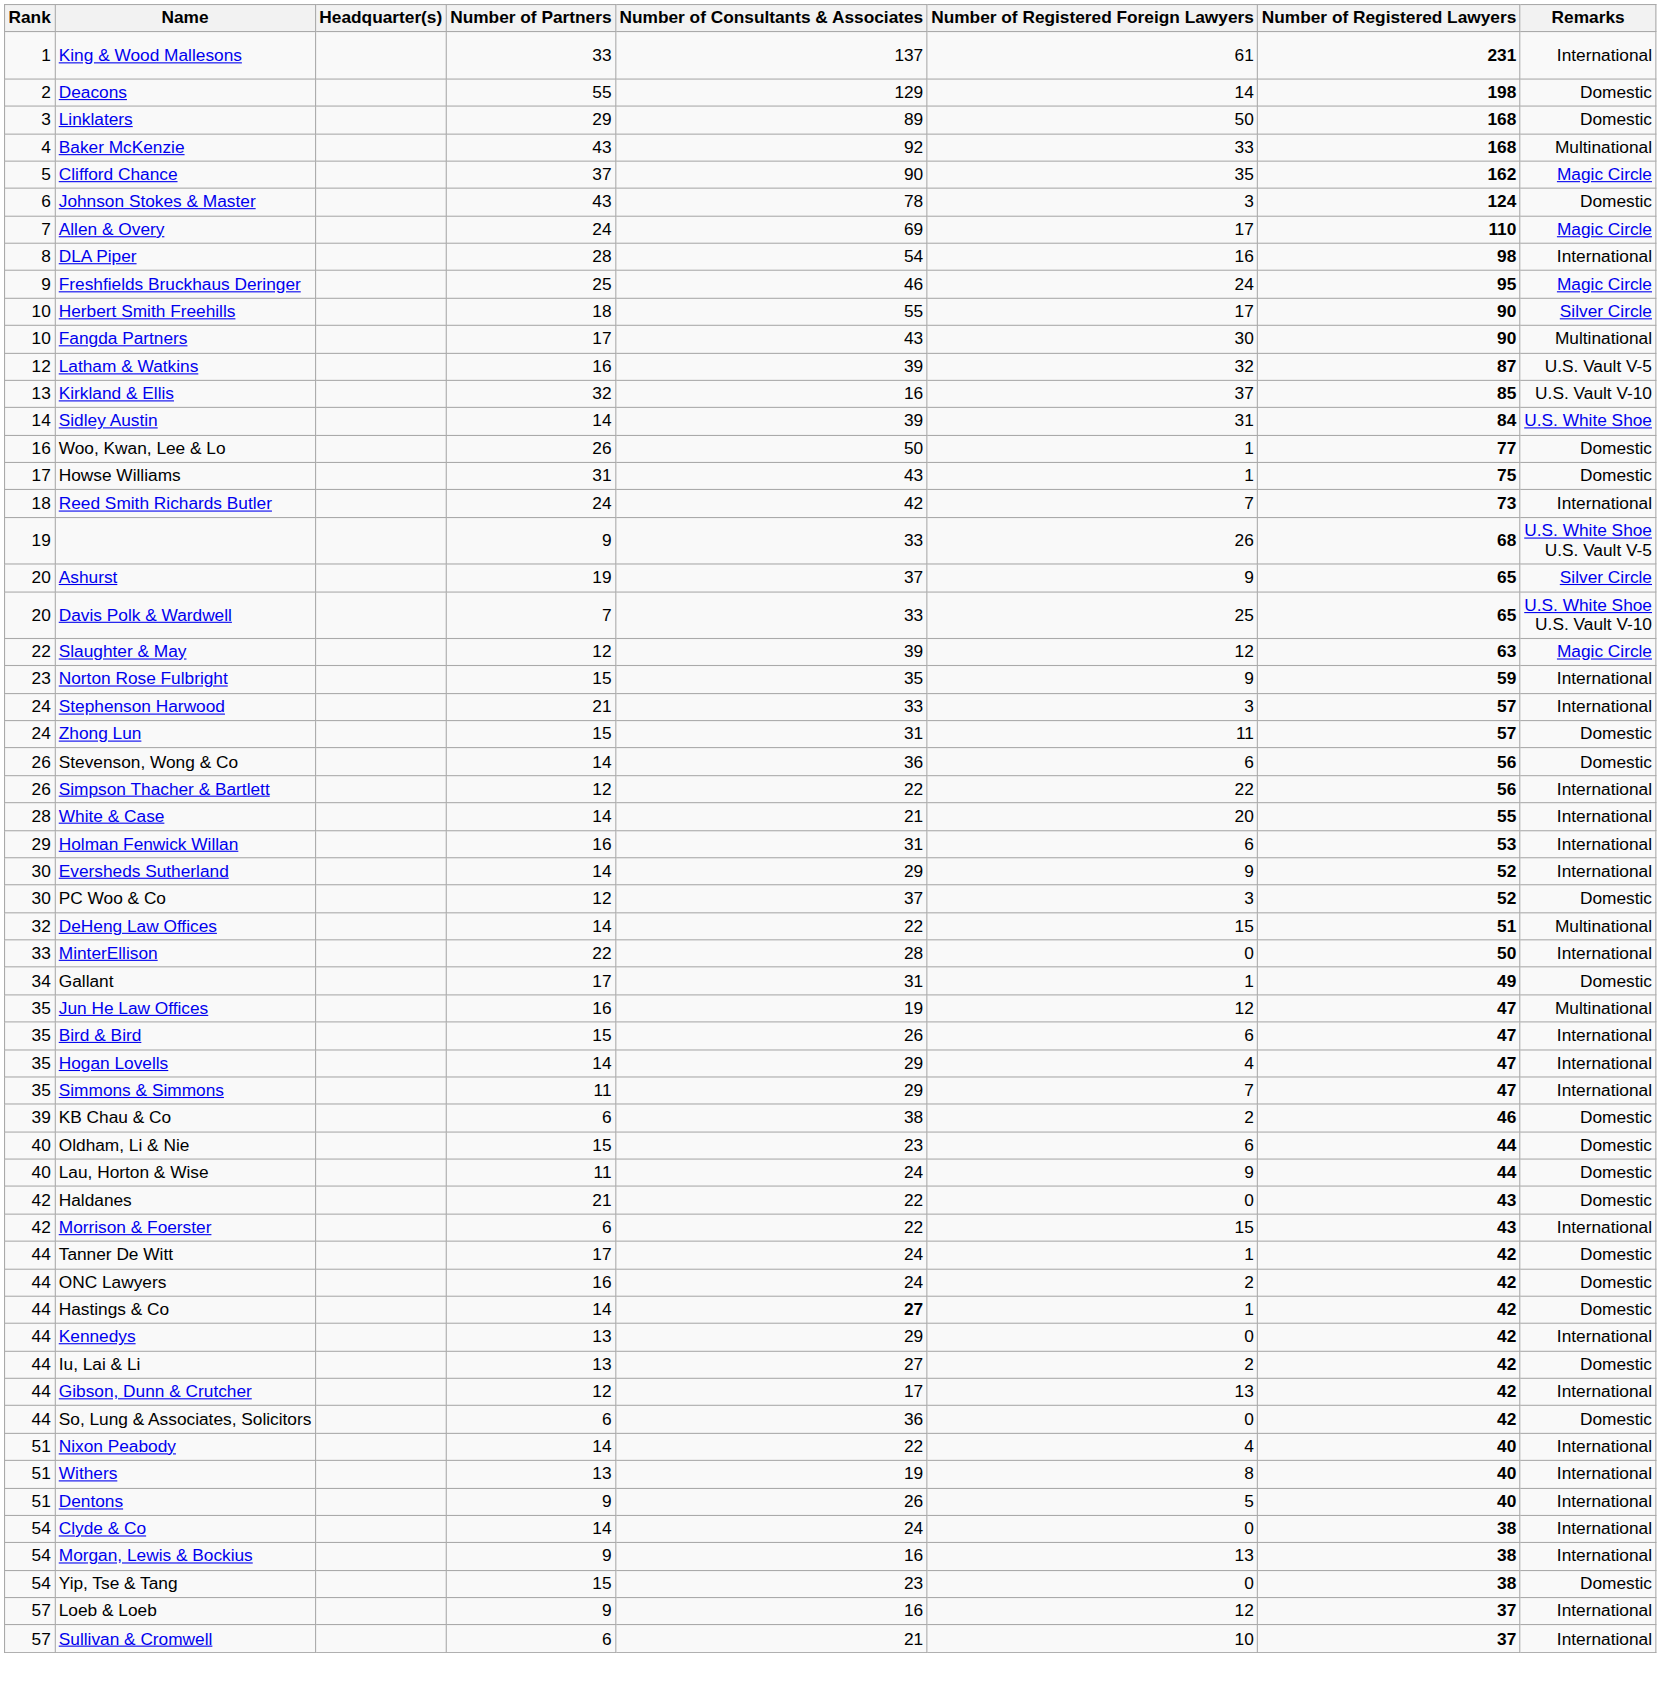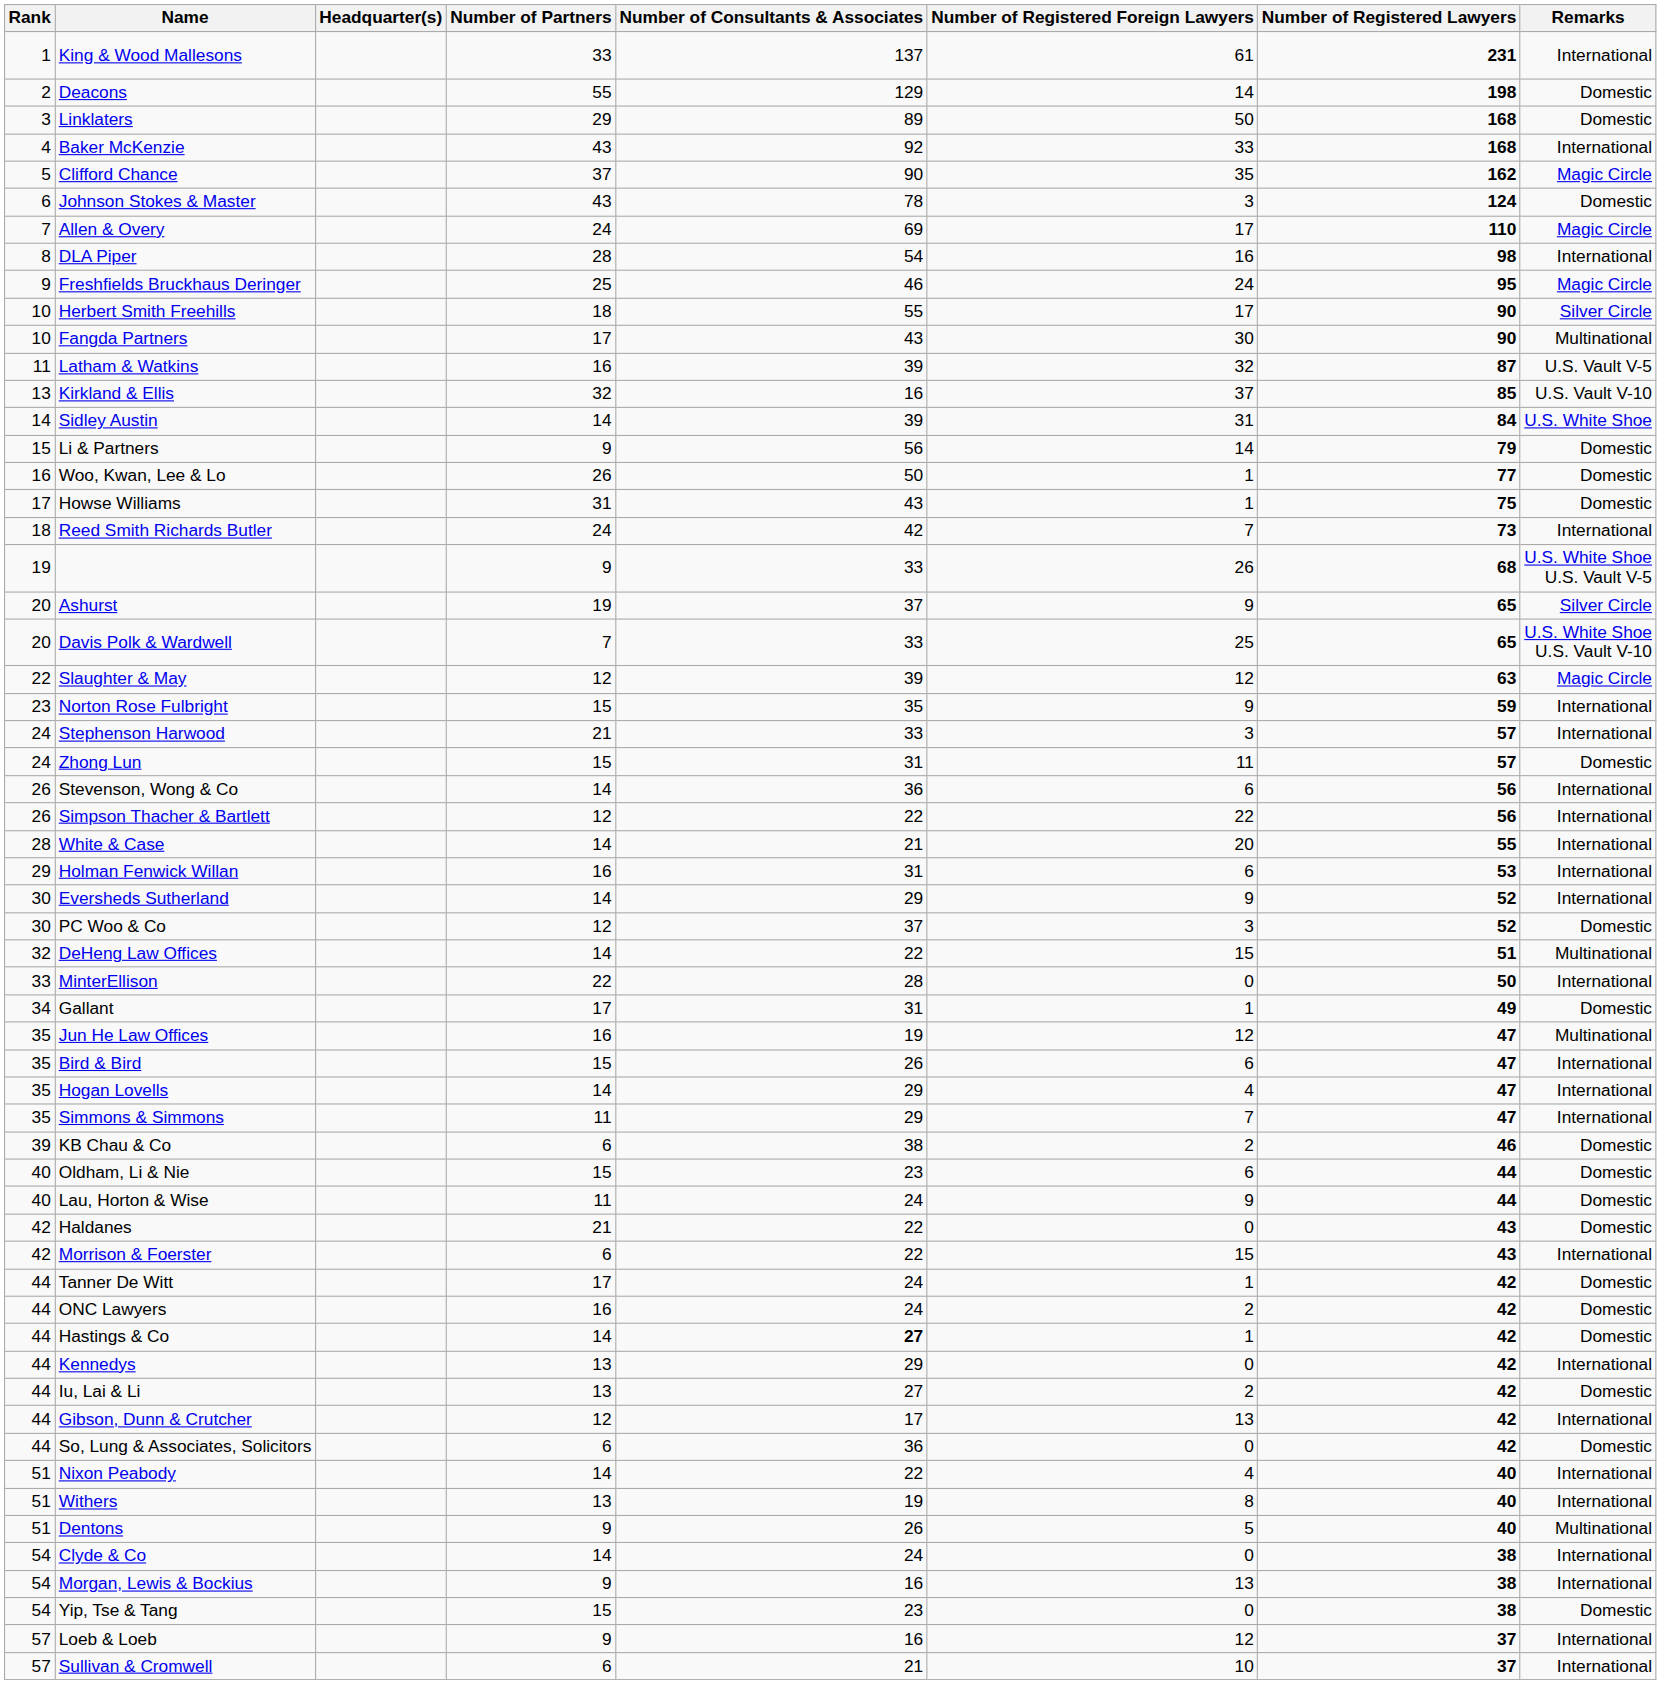(1603, 147) Multinational -> (1604, 147) International
(41, 366) 12 -> (42, 366) 11
+ row: (109, 448)
(1616, 761) Domestic -> (1604, 789) International
(1604, 1501) International -> (1603, 1528) Multinational
